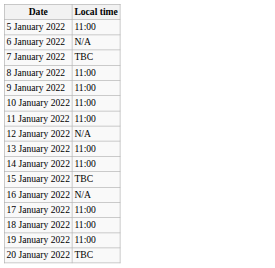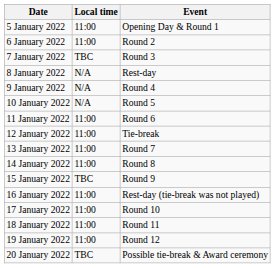+ column: (195, 12)
(83, 42) N/A -> (85, 42) 11:00
(85, 73) 11:00 -> (83, 73) N/A
(85, 88) 11:00 -> (83, 88) N/A
(85, 103) 11:00 -> (83, 103) N/A
(83, 133) N/A -> (85, 133) 11:00
(83, 194) N/A -> (85, 194) 11:00
